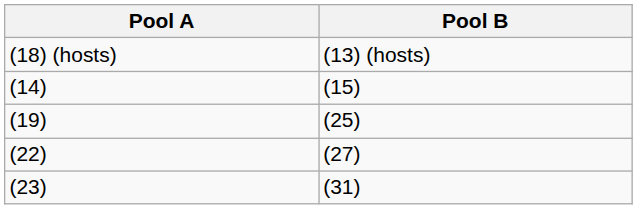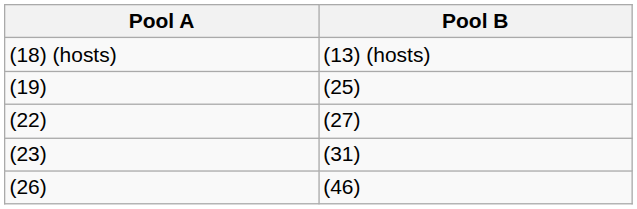- row: (28, 87)
+ row: (28, 187)
